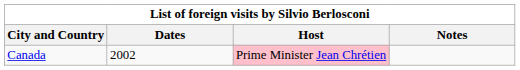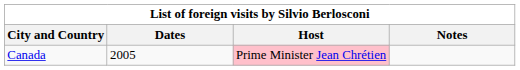(123, 55) 2002 -> (123, 55) 2005
